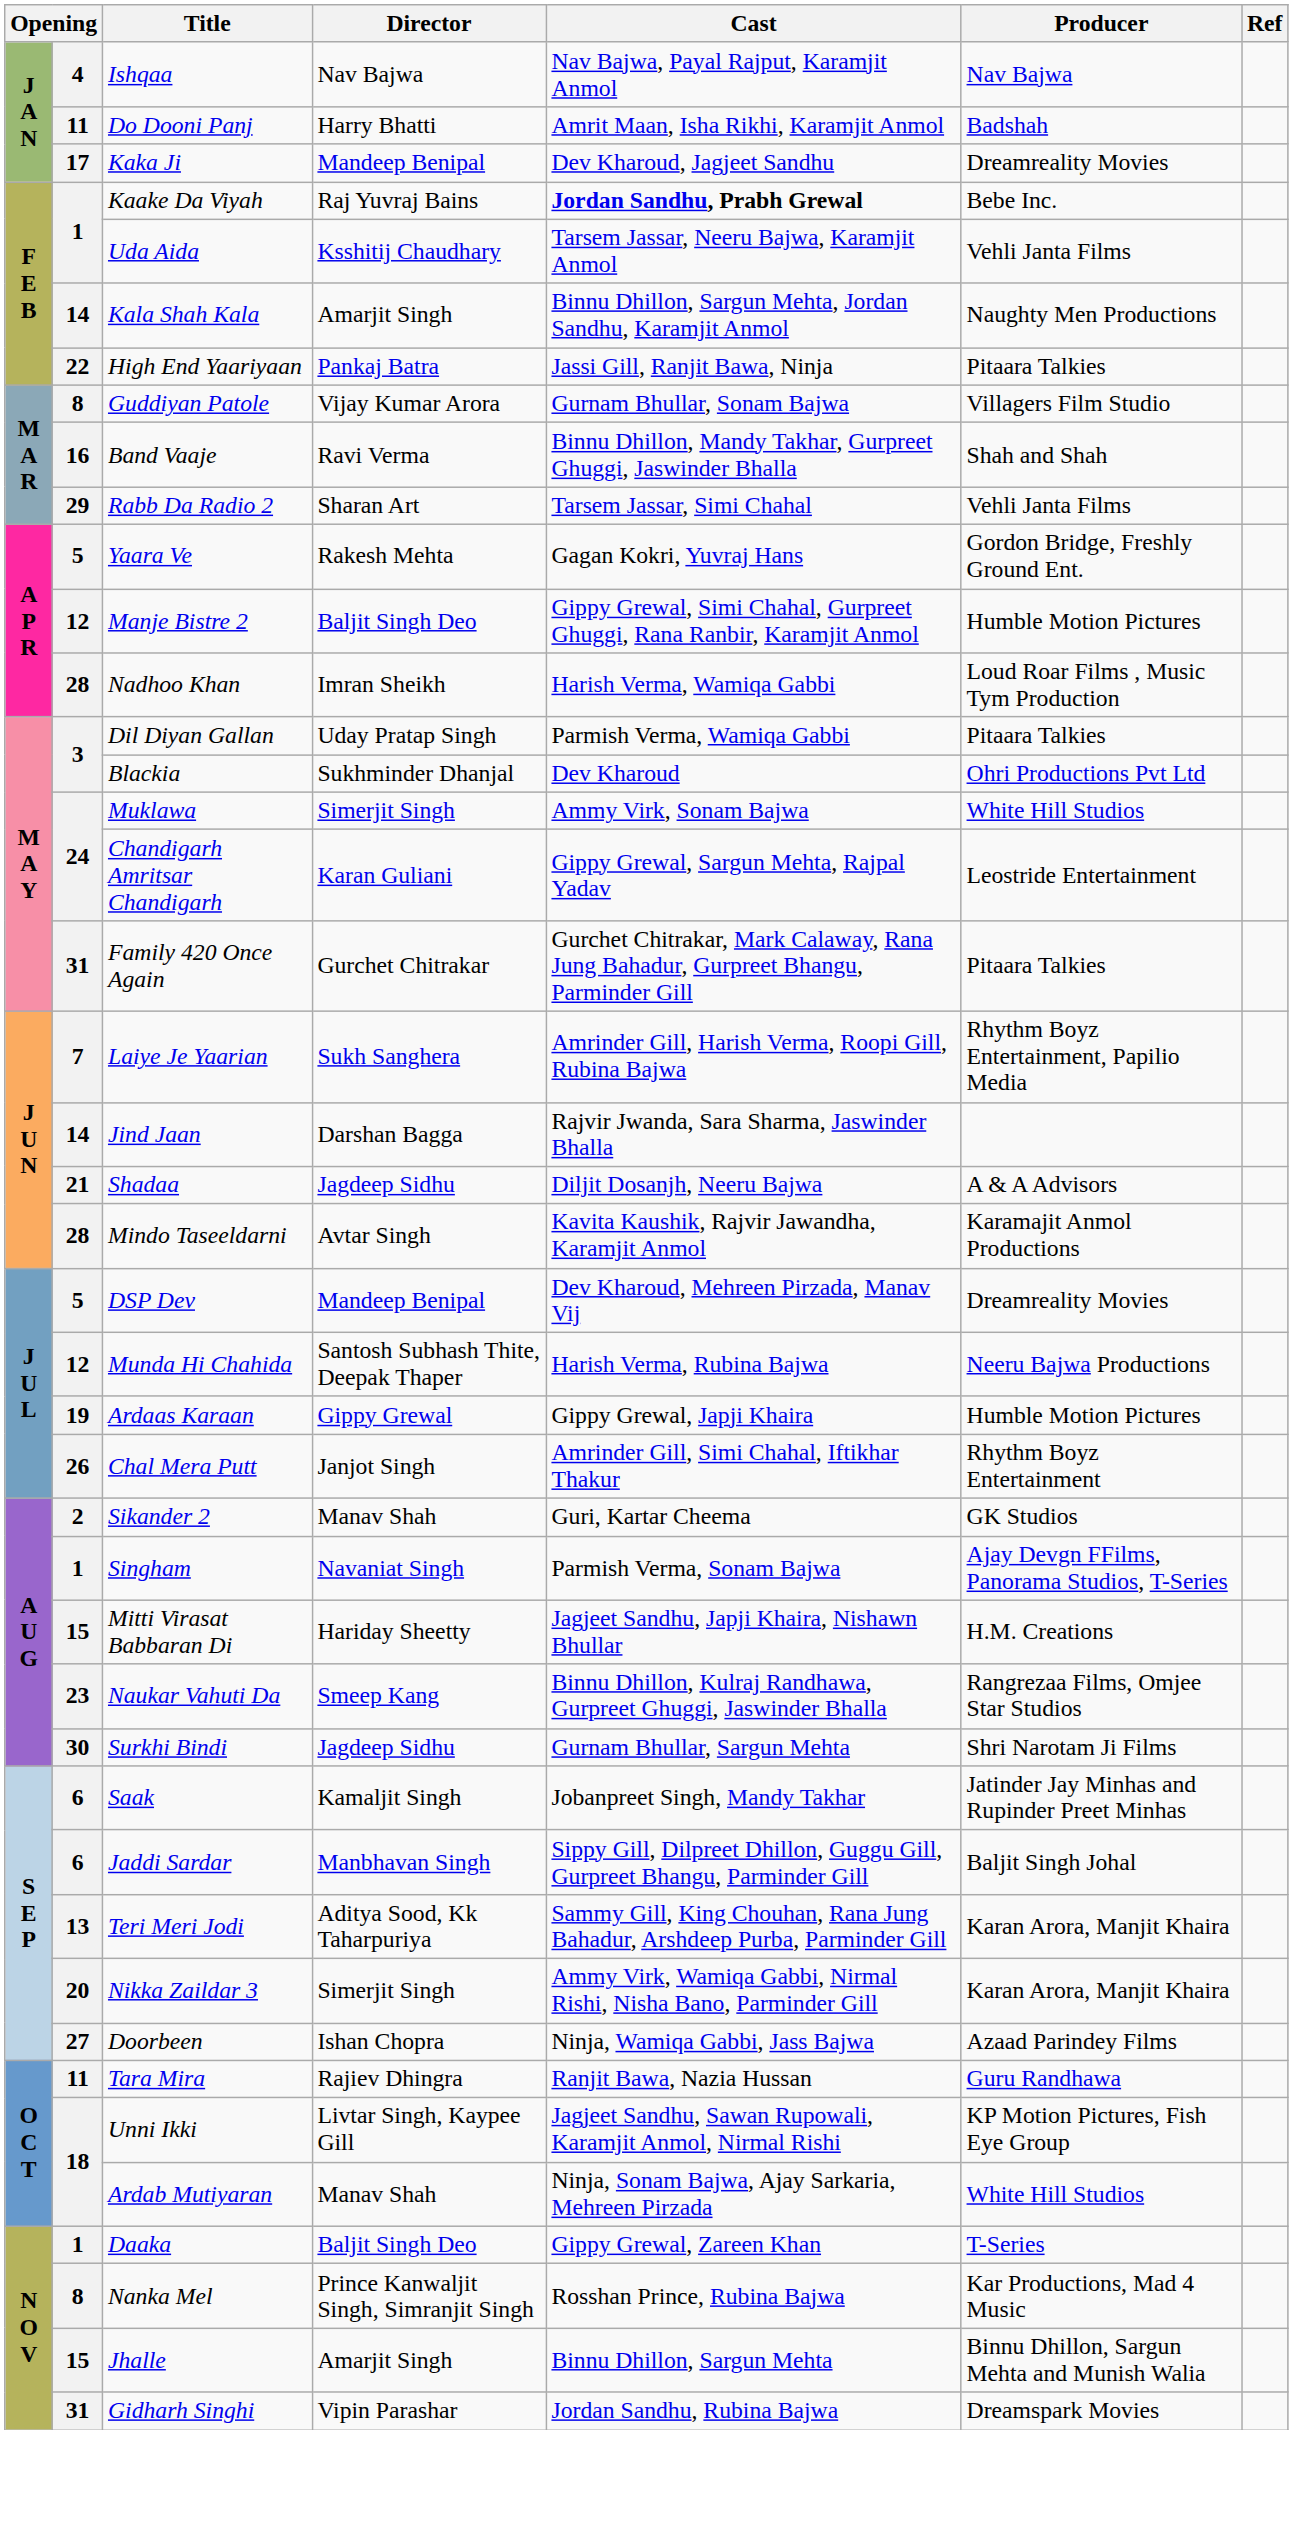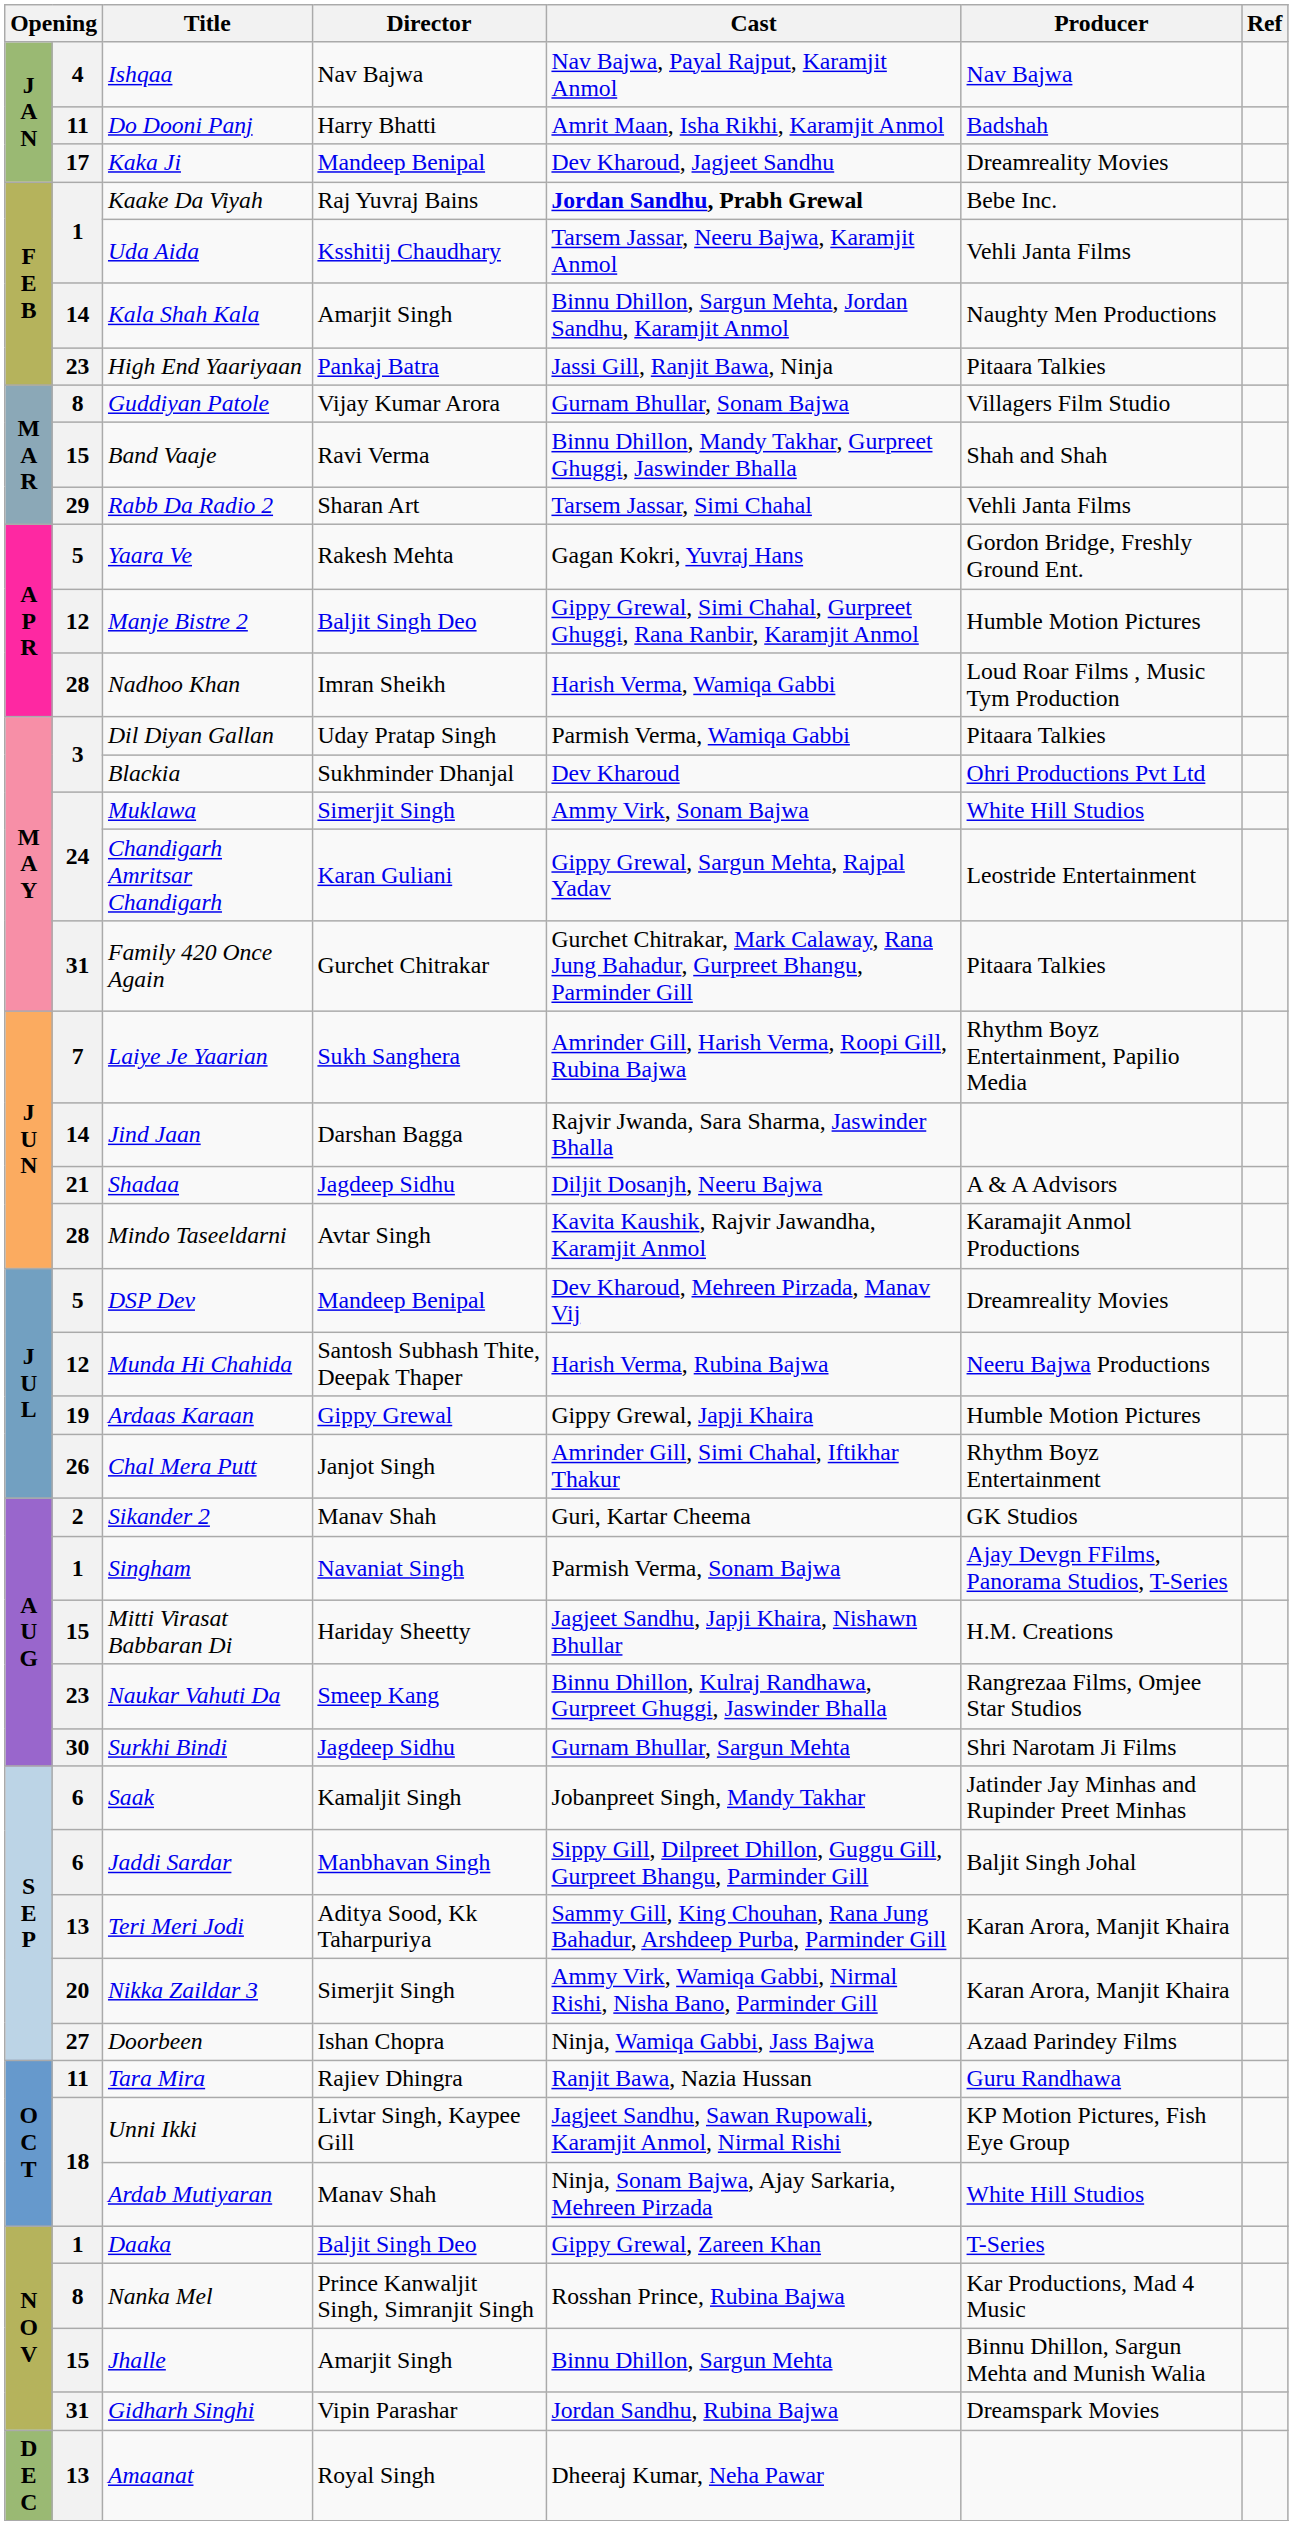(78, 366) 22 -> (78, 366) 23
(78, 454) 16 -> (78, 454) 15
+ row: (151, 2474)
